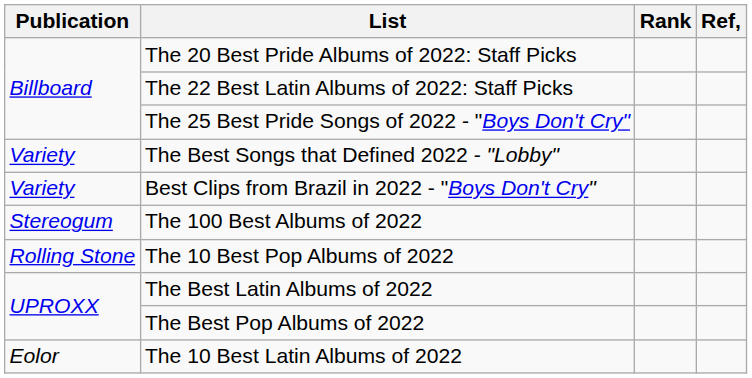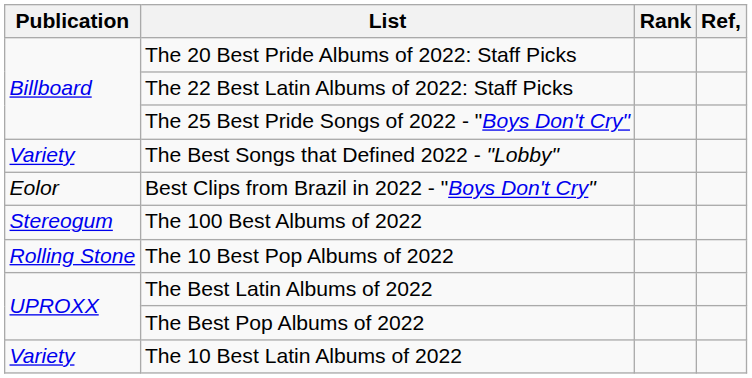(42, 188) Variety -> (34, 188) Eolor
(34, 356) Eolor -> (42, 356) Variety
